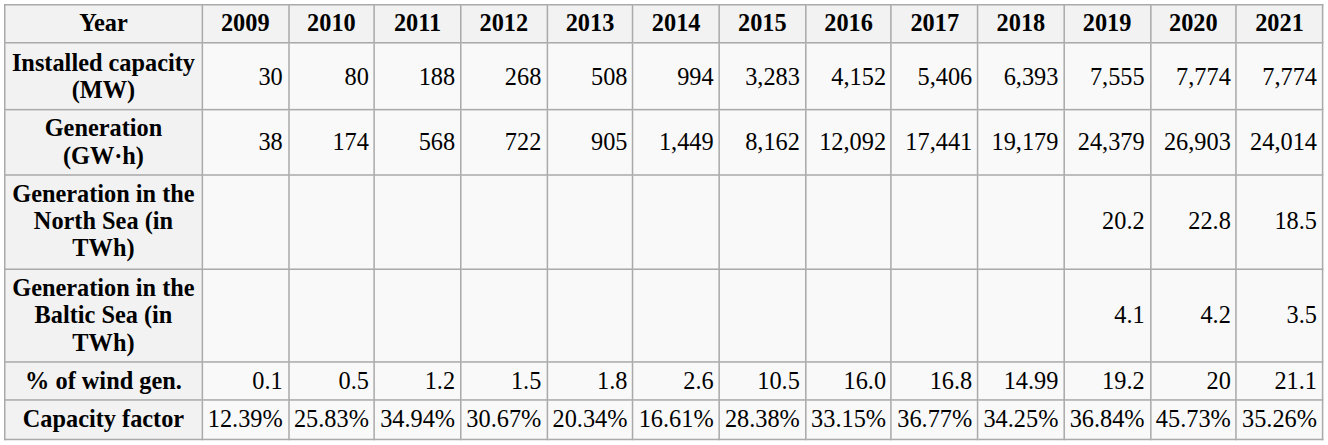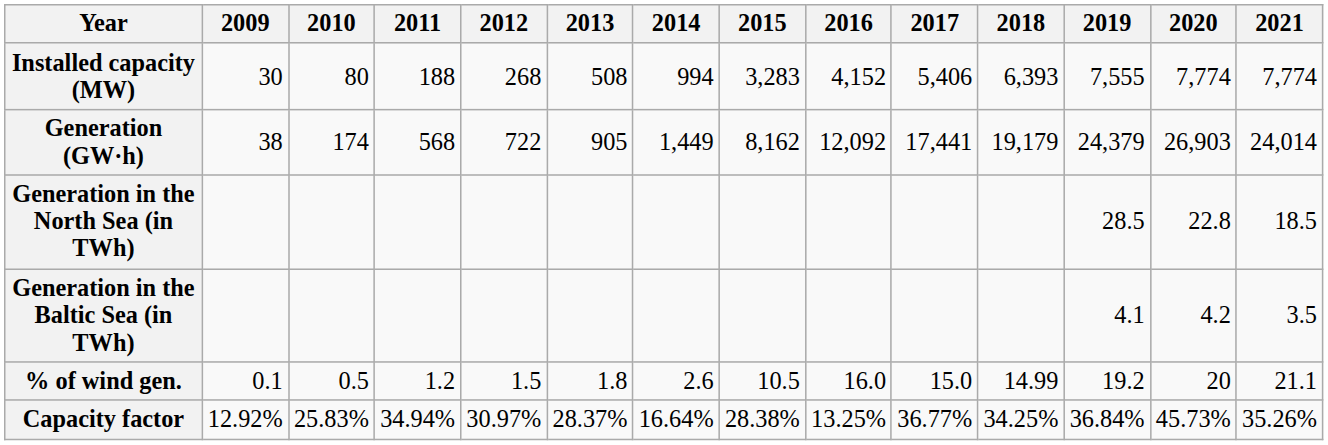(1123, 221) 20.2 -> (1123, 221) 28.5
(951, 380) 16.8 -> (951, 380) 15.0
(245, 419) 12.39% -> (245, 419) 12.92%
(504, 419) 30.67% -> (504, 419) 30.97%
(590, 419) 20.34% -> (590, 419) 28.37%
(676, 419) 16.61% -> (676, 419) 16.64%
(849, 419) 33.15% -> (849, 419) 13.25%
